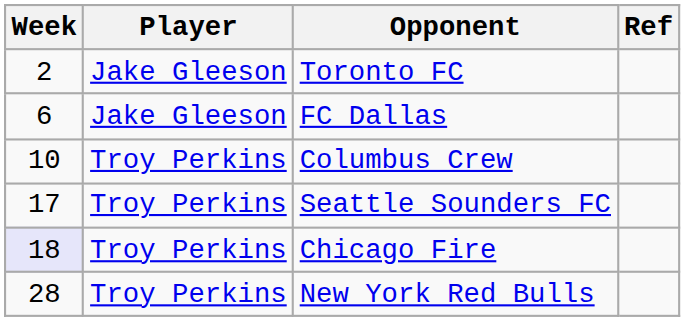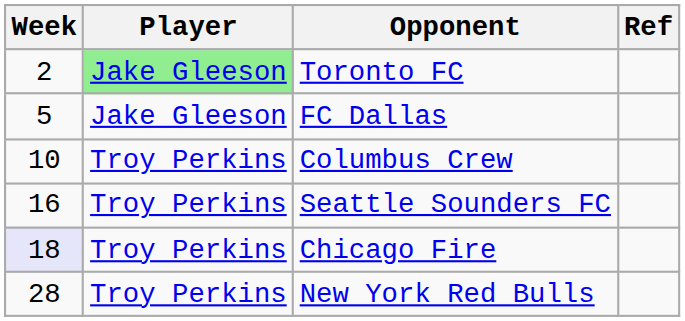(188, 72) no background -> (188, 72) lightgreen background
(44, 116) 6 -> (44, 116) 5
(44, 205) 17 -> (44, 205) 16
